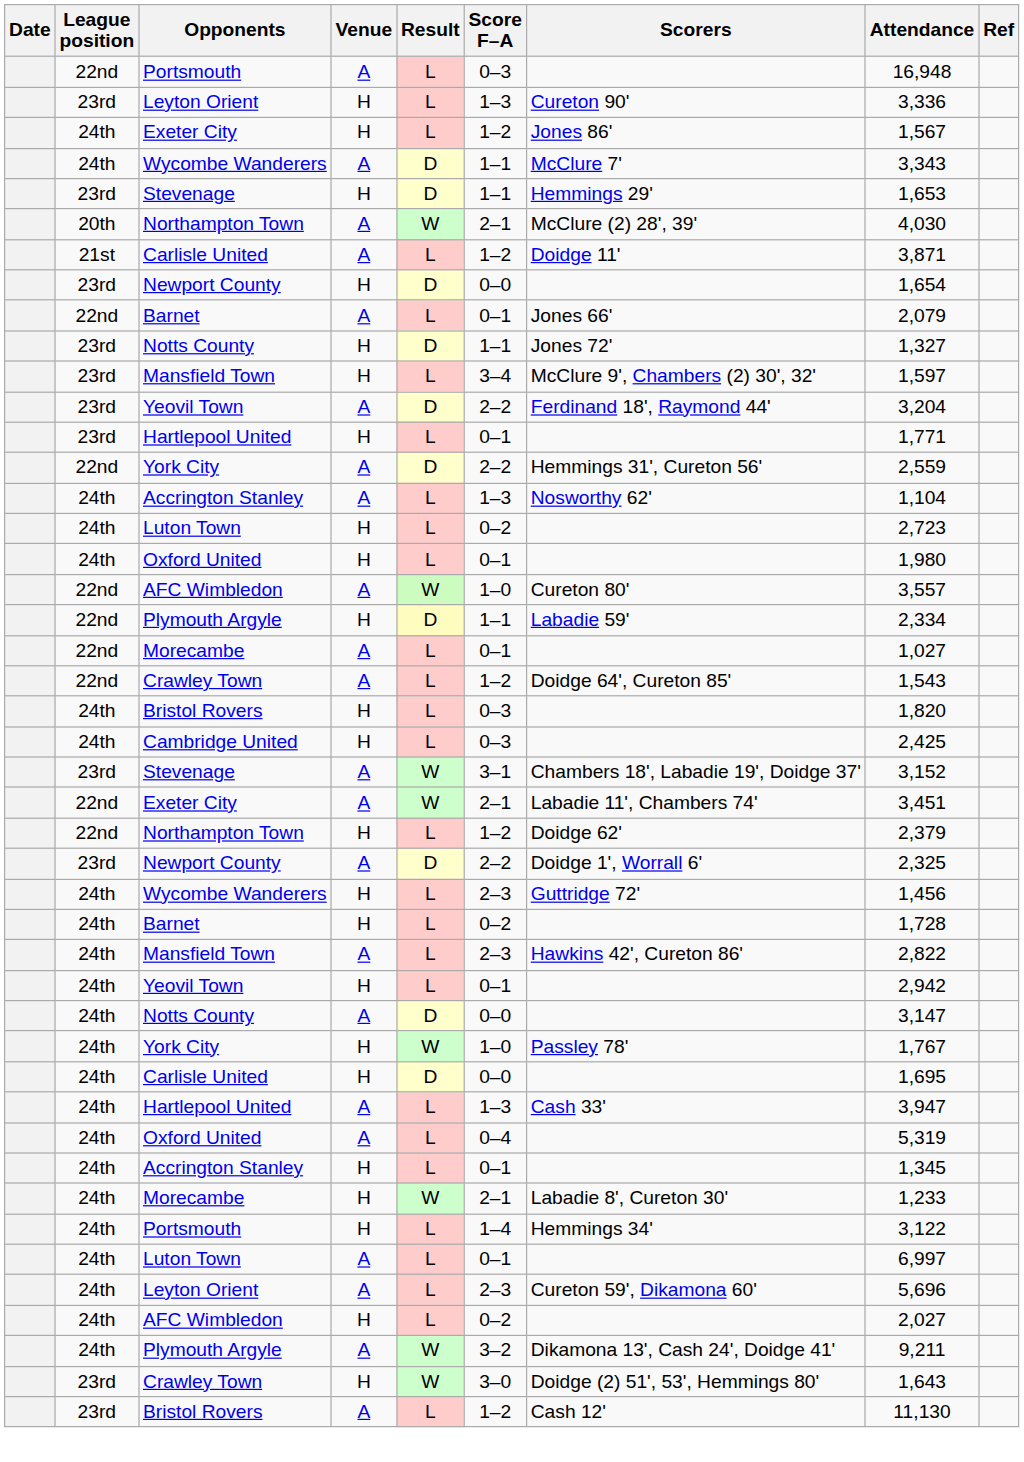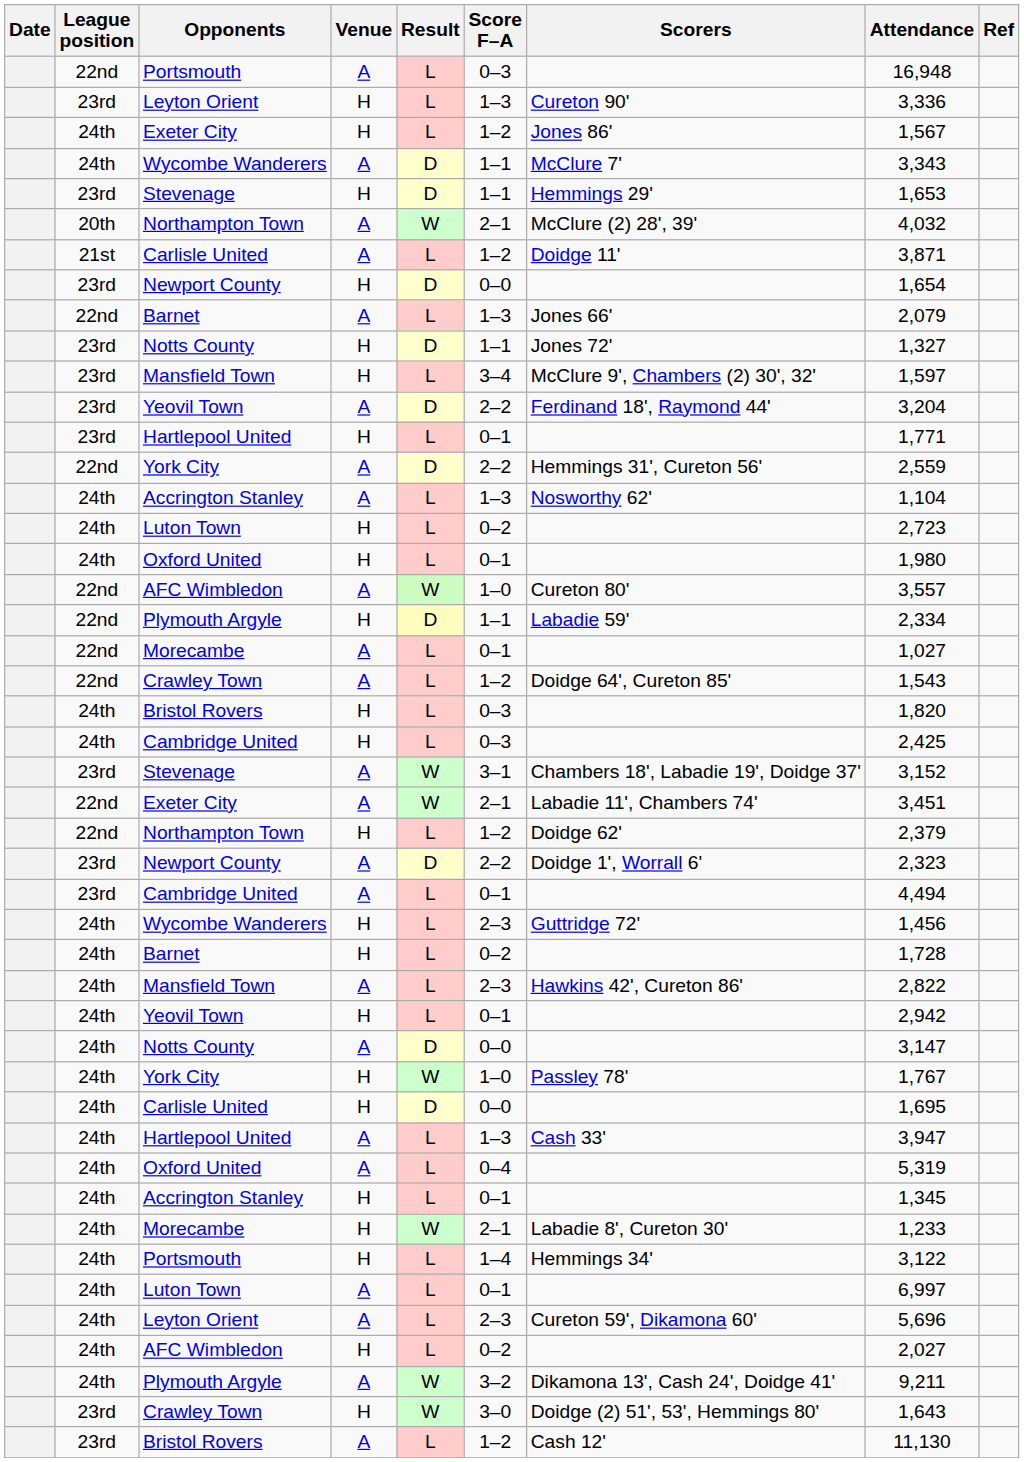(922, 224) 4,030 -> (922, 224) 4,032
(495, 315) 0–1 -> (495, 315) 1–3
(922, 863) 2,325 -> (922, 863) 2,323
+ row: (220, 893)
